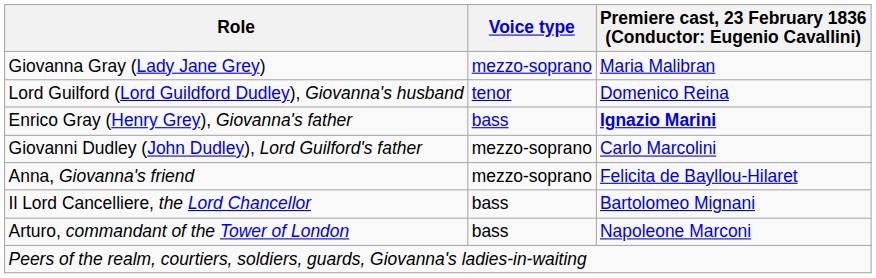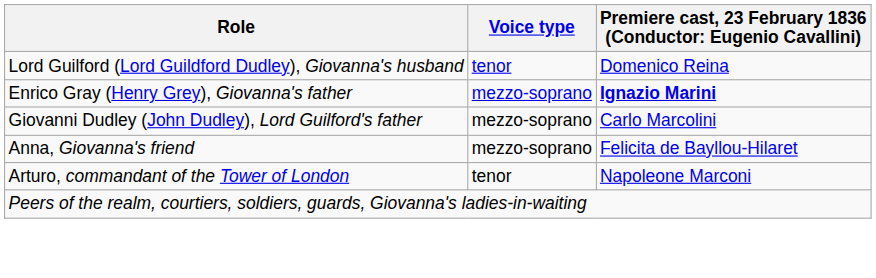- row: (137, 65)
(490, 120) bass -> (532, 93) mezzo-soprano
- row: (160, 203)
(490, 231) bass -> (492, 176) tenor
